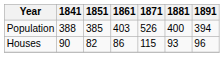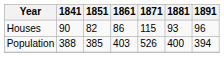rows swapped: (30, 28) <-> (24, 44)
